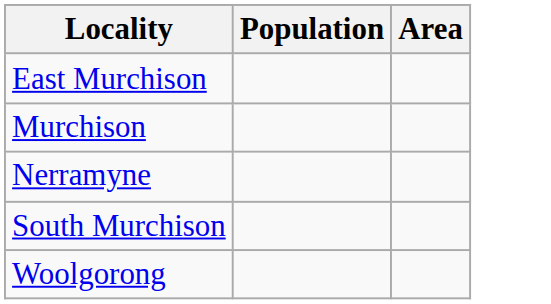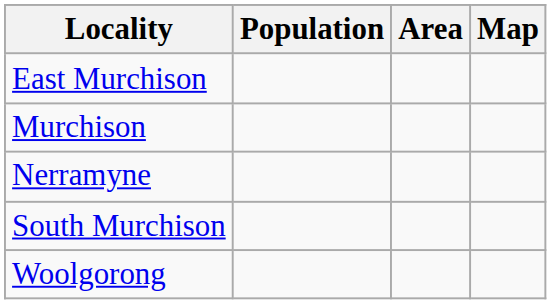+ column: (508, 28)
